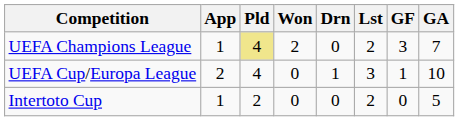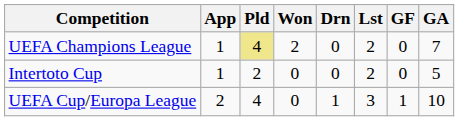(403, 45) 3 -> (403, 45) 0
rows swapped: (102, 73) <-> (55, 101)
